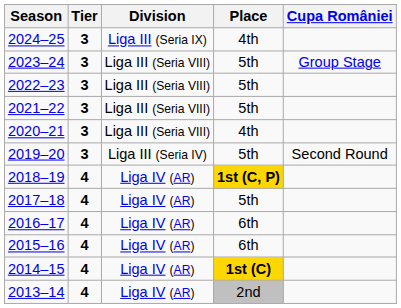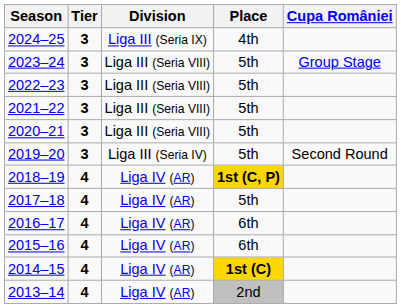(248, 131) 4th -> (248, 131) 5th
